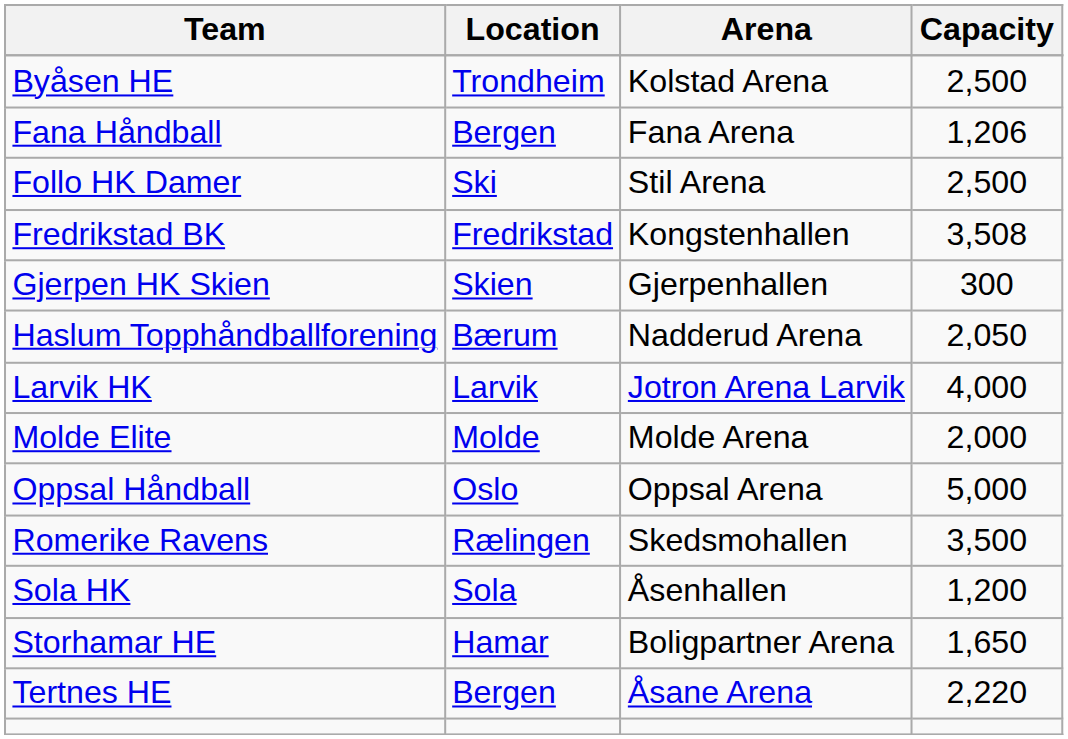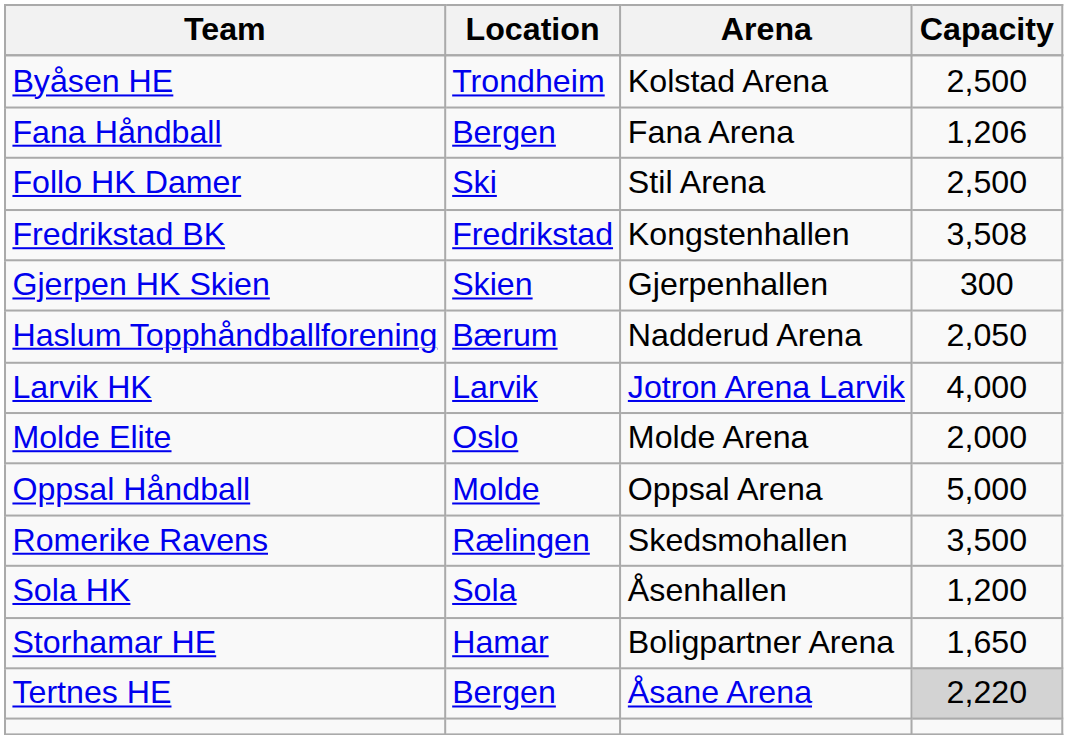(496, 438) Molde -> (485, 438) Oslo
(485, 489) Oslo -> (496, 489) Molde
(987, 693) no background -> (987, 693) lightgrey background
